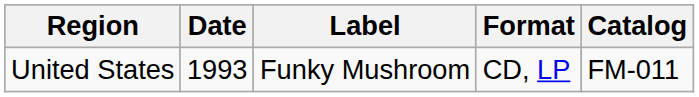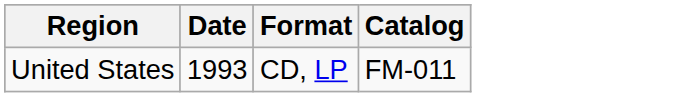- column: (365, 26)
